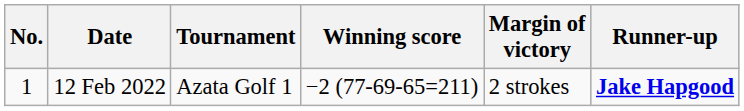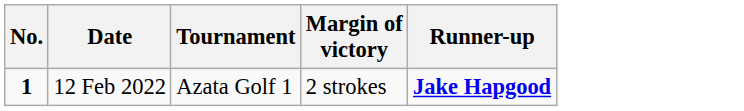- column: (392, 36)
(27, 86) normal -> (27, 86) bold
